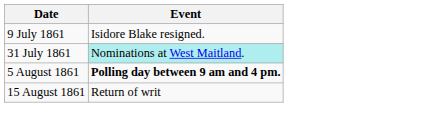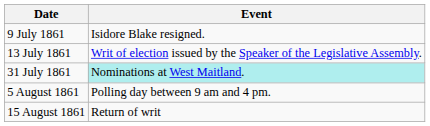+ row: (39, 53)
(186, 72) bold -> (181, 92) normal
